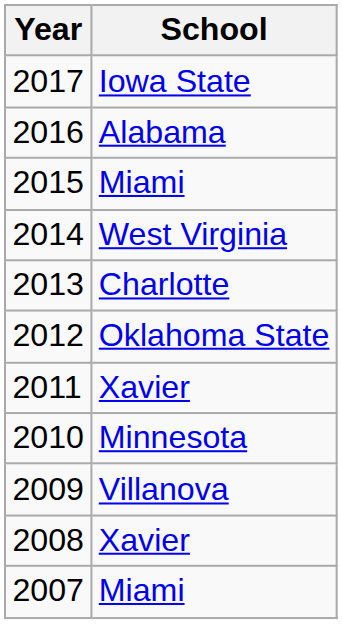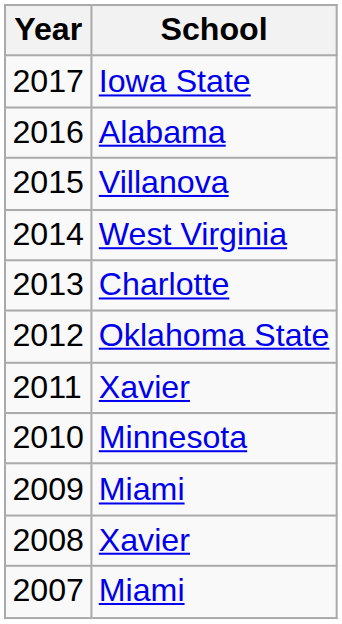(142, 183) Miami -> (164, 183) Villanova
(164, 489) Villanova -> (142, 489) Miami
